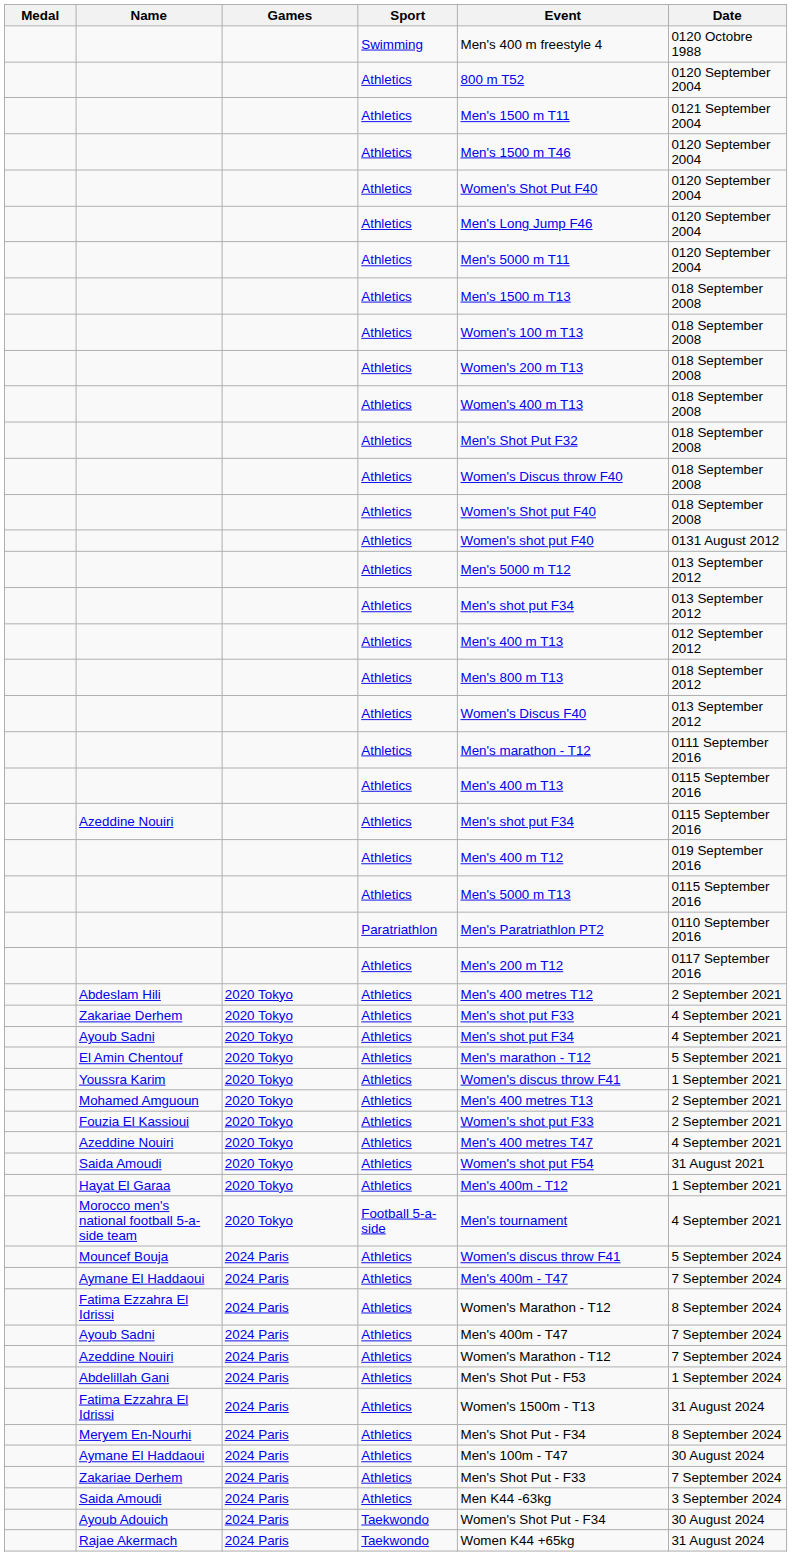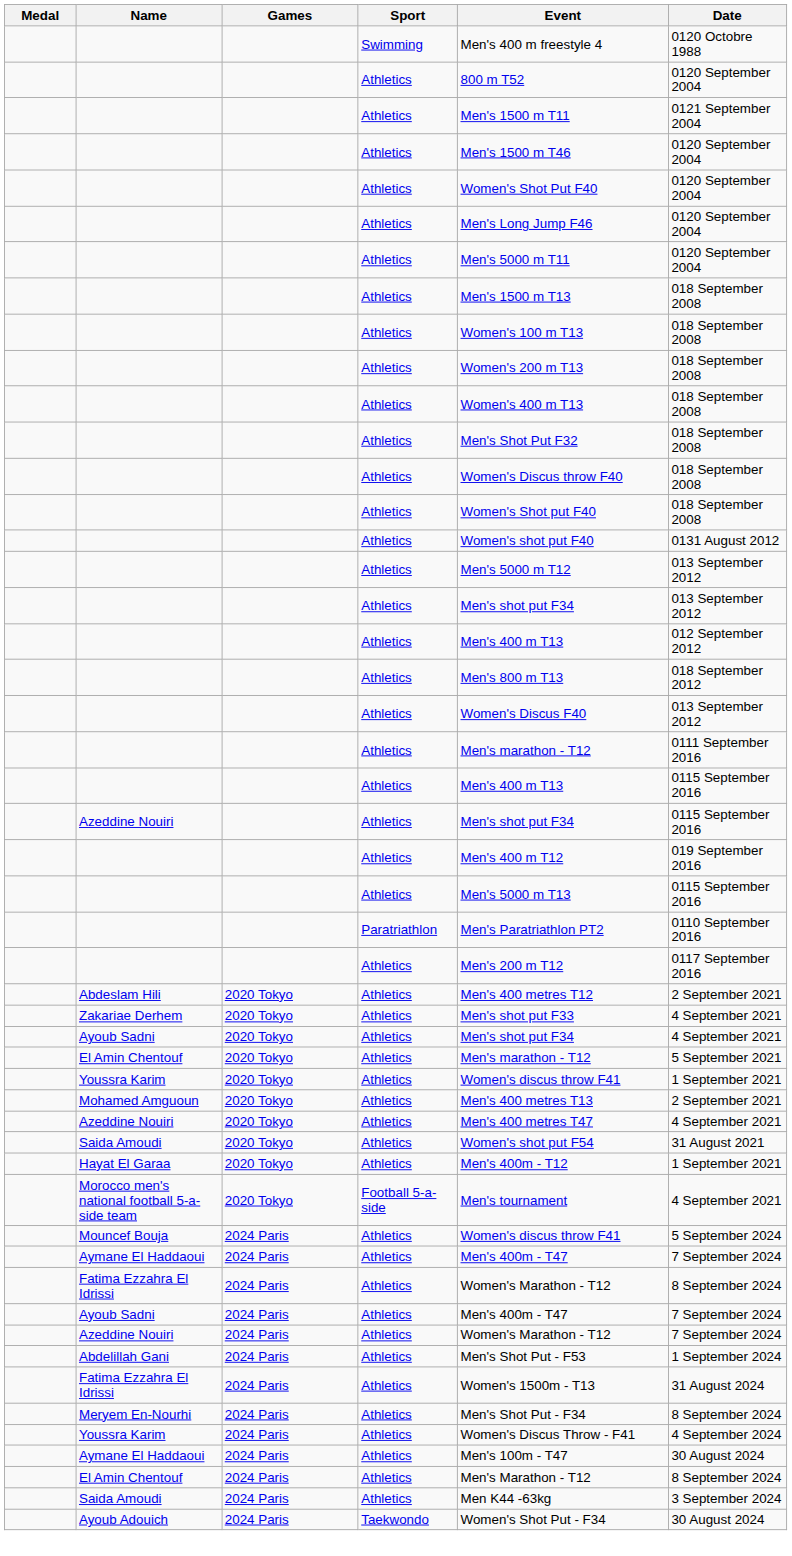- row: (134, 1122)
+ row: (122, 1435)
+ row: (131, 1477)
- row: (131, 1477)
- row: (128, 1541)
